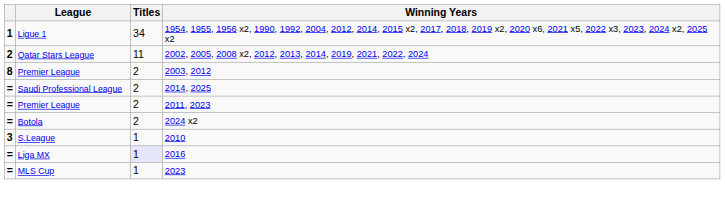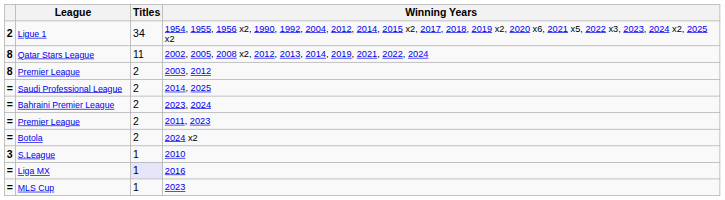(10, 34) 1 -> (10, 34) 2
(10, 55) 2 -> (10, 55) 8
+ row: (66, 105)
